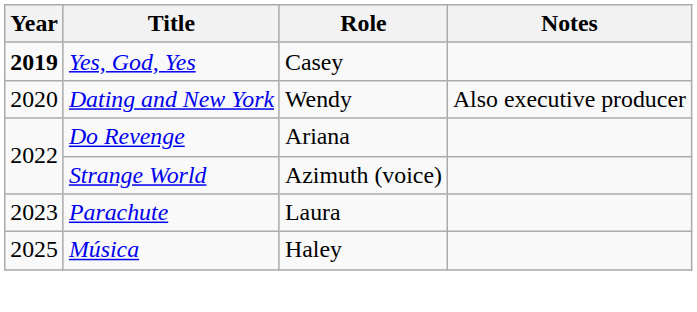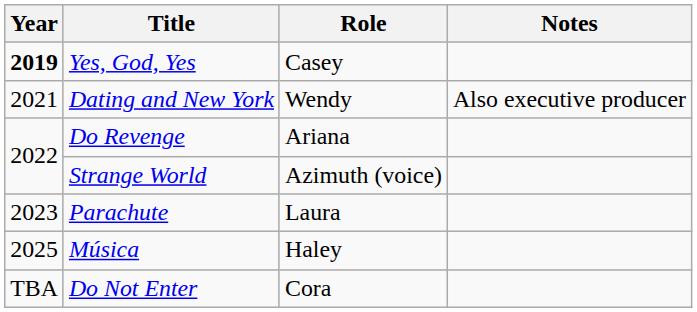(34, 99) 2020 -> (34, 99) 2021
+ row: (133, 288)
